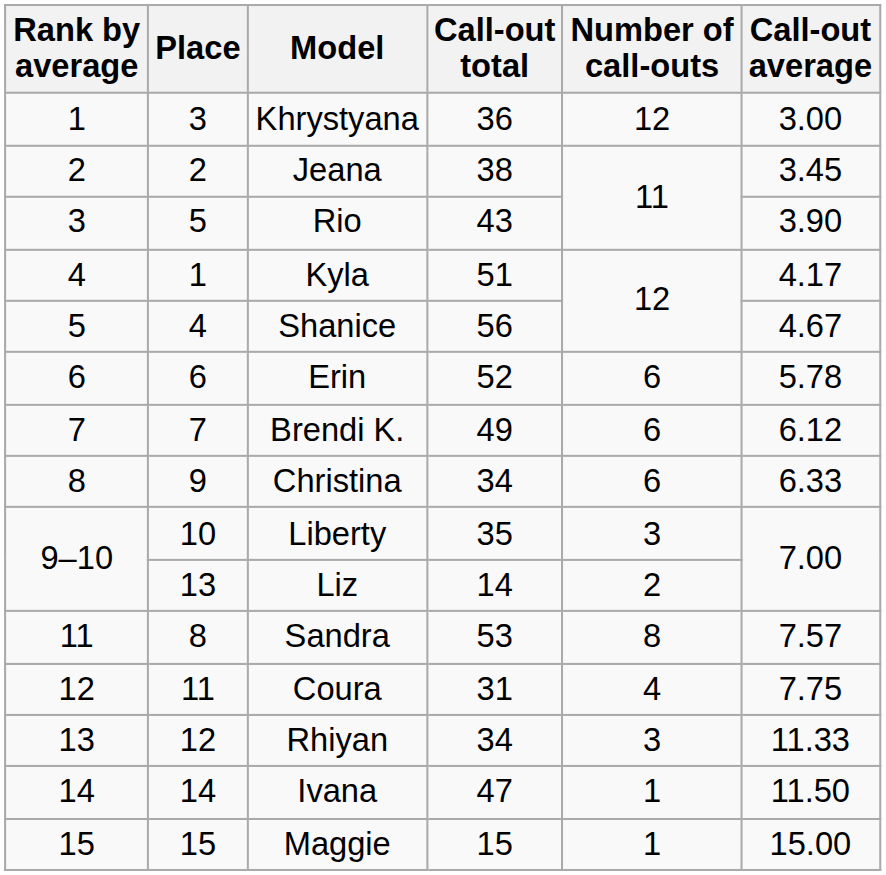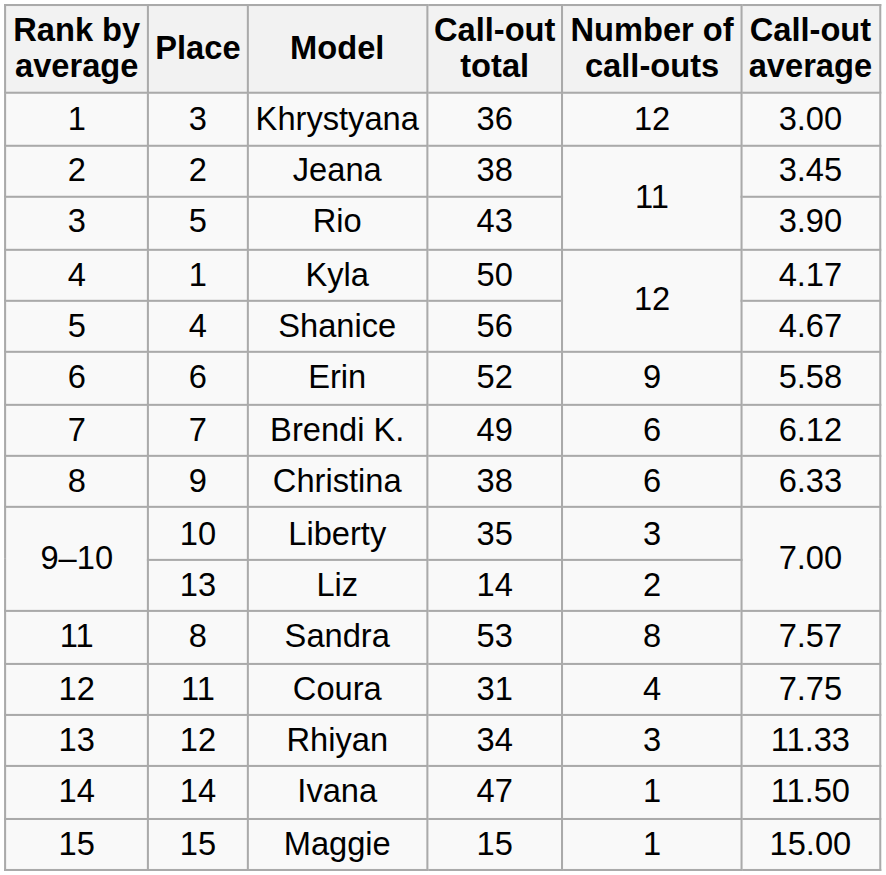(495, 274) 51 -> (495, 274) 50
(652, 377) 6 -> (652, 377) 9
(810, 377) 5.78 -> (810, 377) 5.58
(495, 481) 34 -> (495, 481) 38
